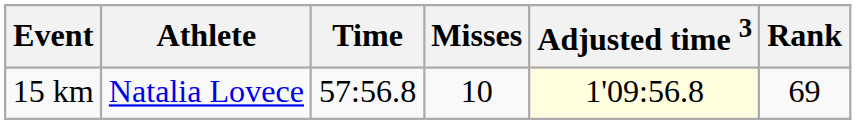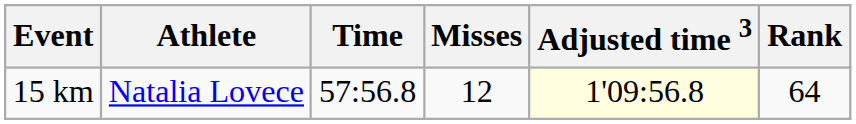(477, 92) 10 -> (477, 92) 12
(805, 92) 69 -> (805, 92) 64
